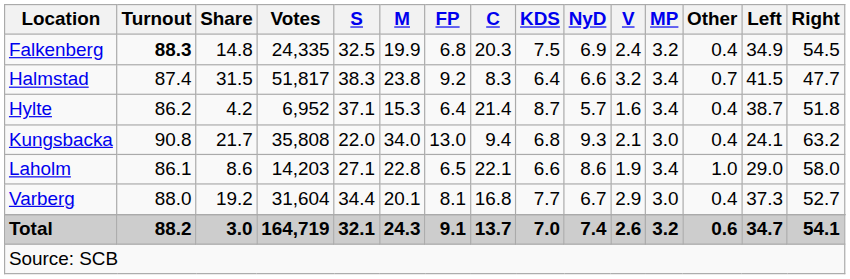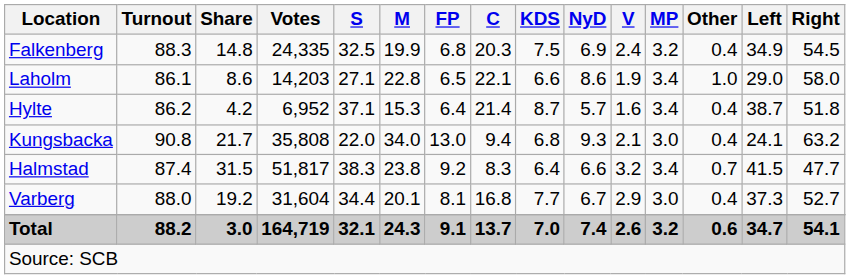(173, 49) bold -> (173, 49) normal
rows swapped: (49, 79) <-> (40, 169)
